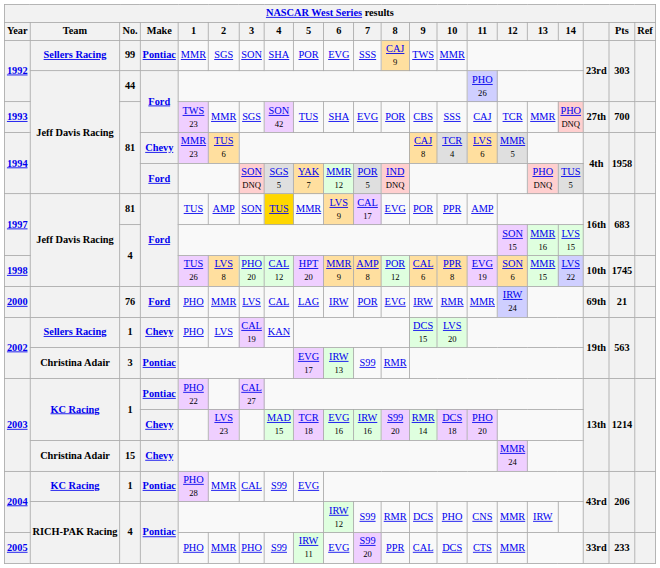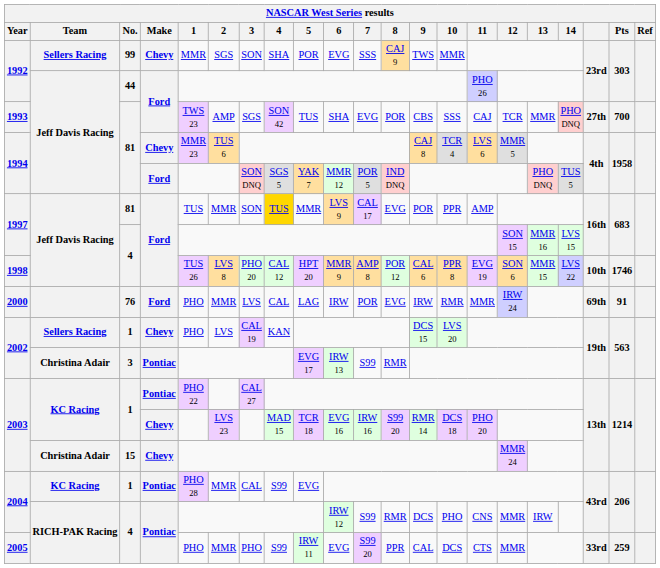(159, 55) Pontiac -> (159, 55) Chevy
(224, 117) MMR -> (224, 117) AMP
(224, 209) AMP -> (224, 209) MMR
(622, 271) 1745 -> (622, 271) 1746
(622, 301) 21 -> (622, 301) 91
(622, 547) 233 -> (622, 547) 259
